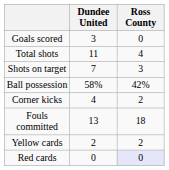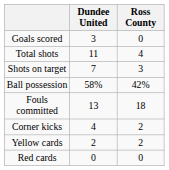rows swapped: (37, 100) <-> (37, 121)
(141, 158) lavender background -> (141, 158) no background
